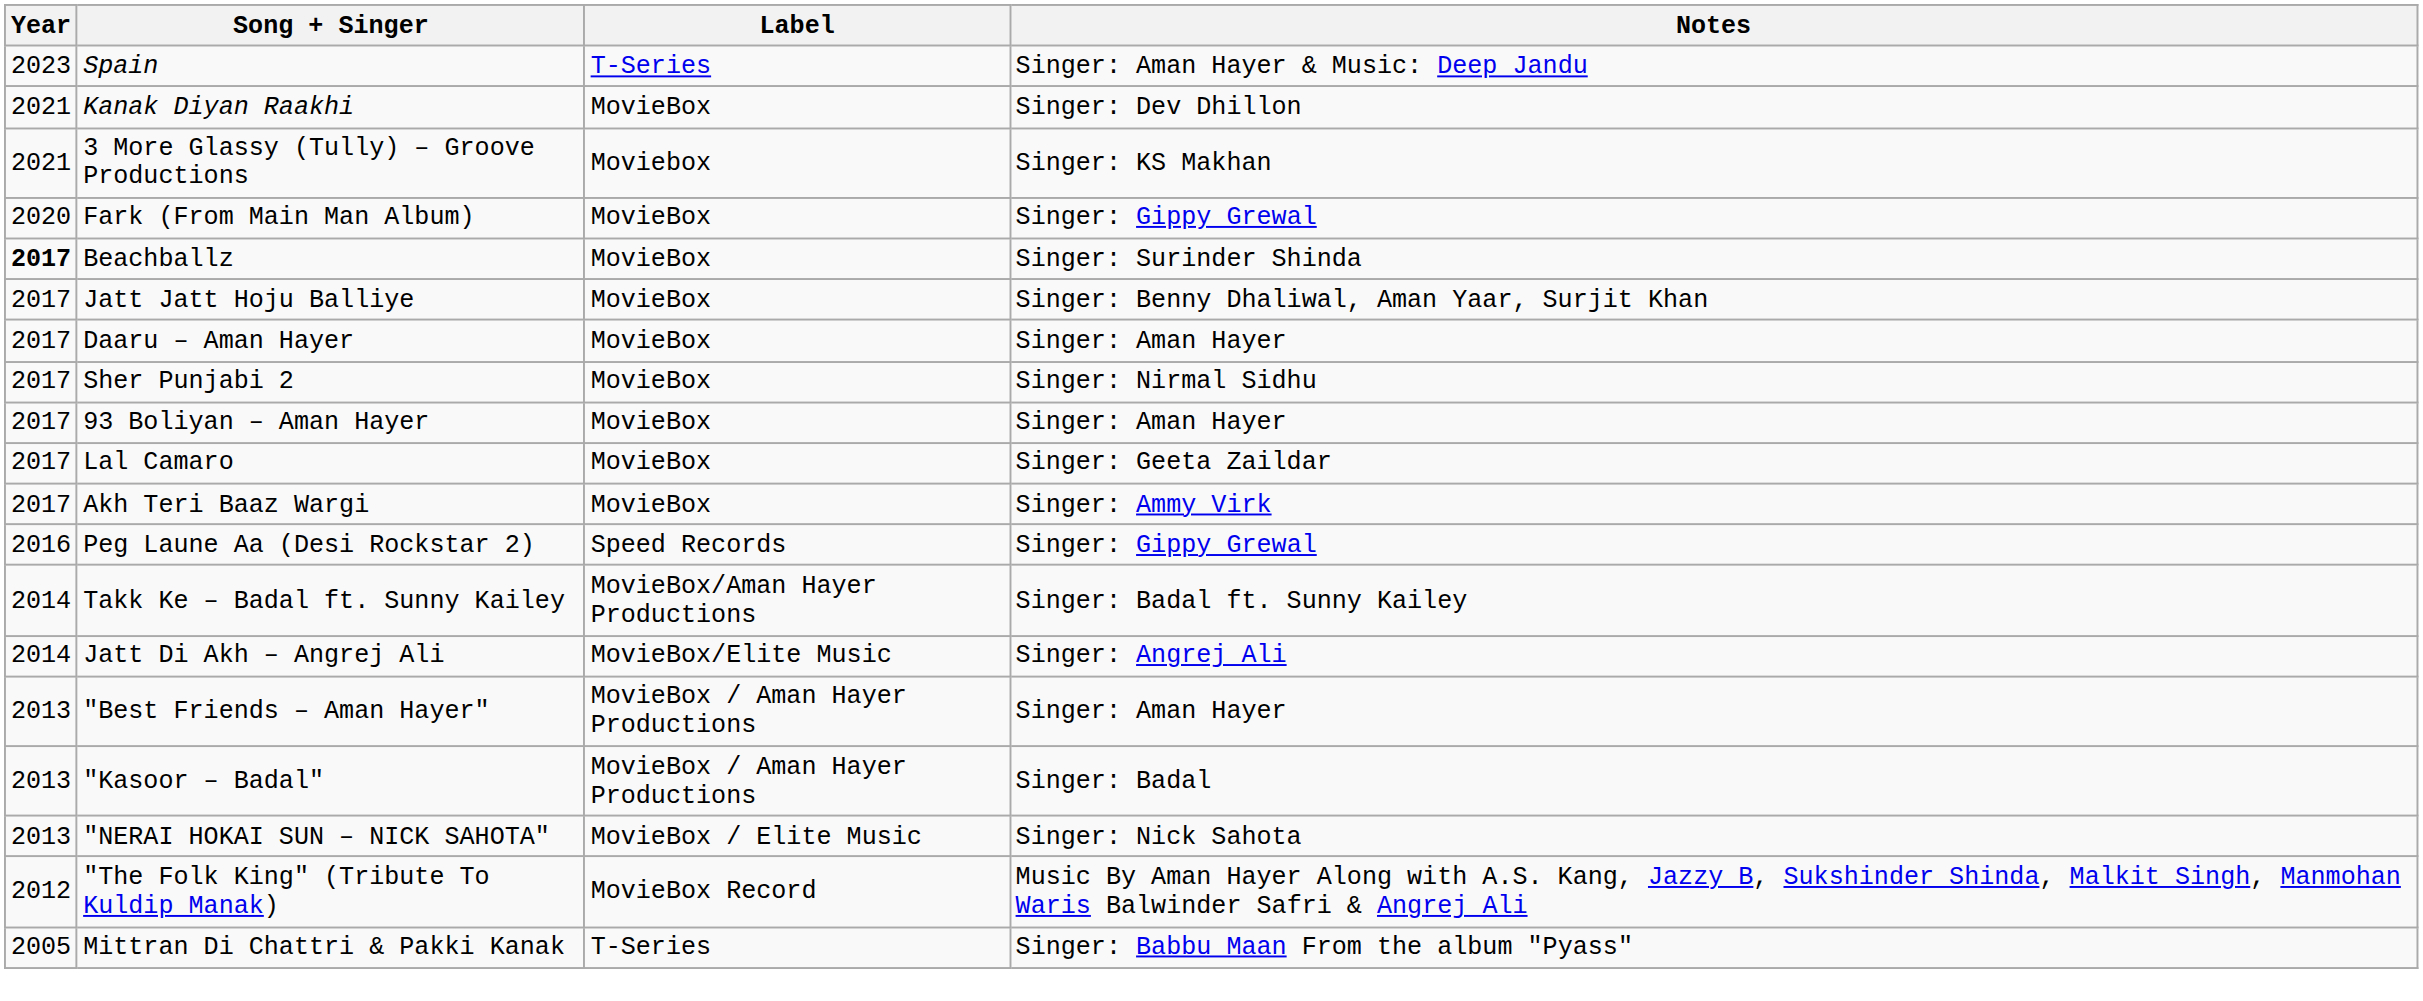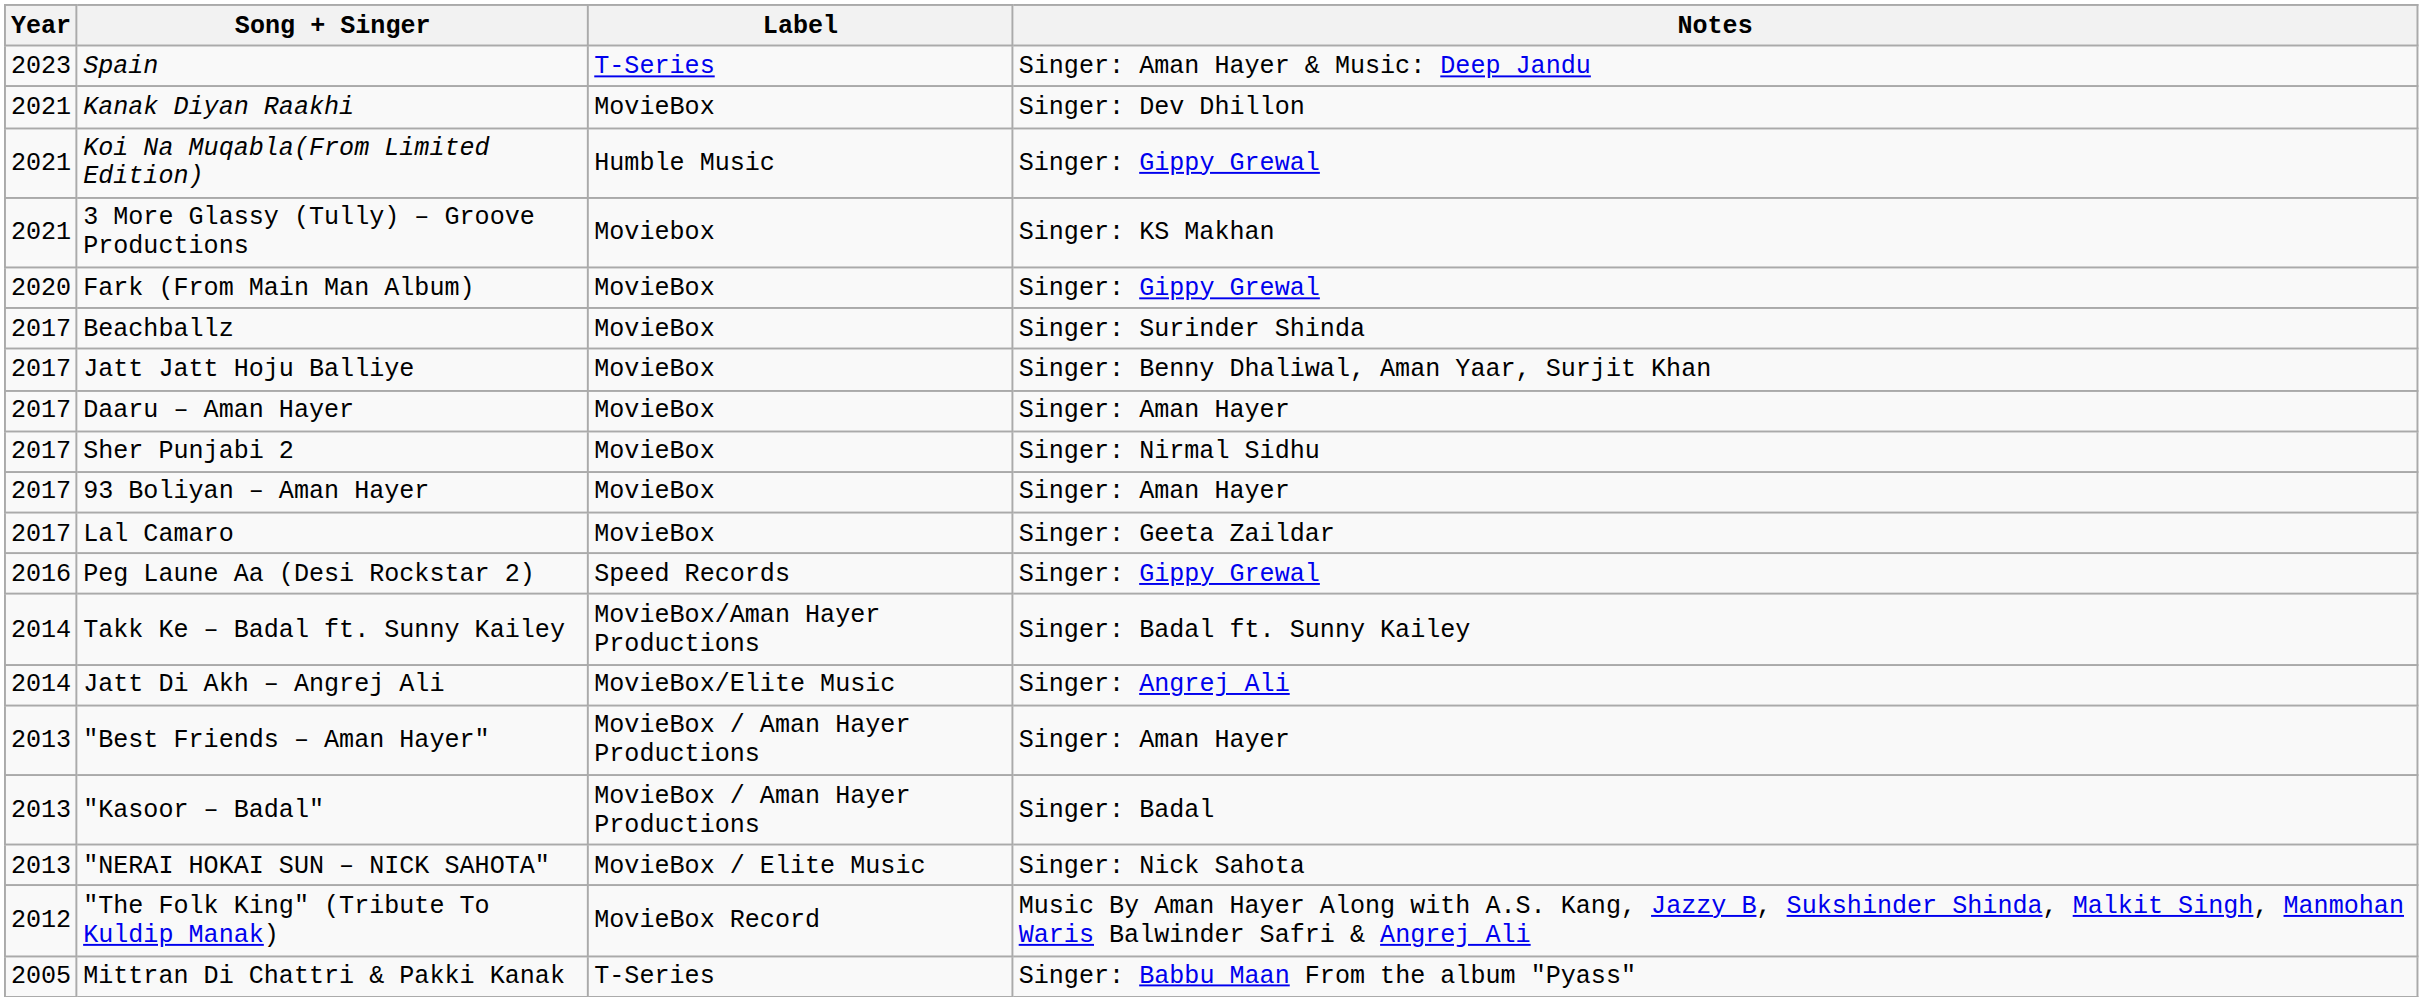+ row: (286, 163)
(41, 259) bold -> (41, 329) normal
- row: (226, 504)
